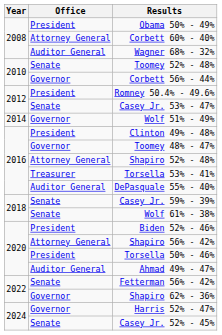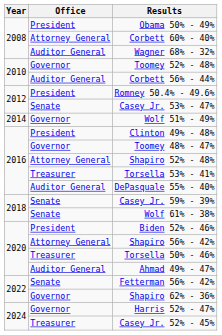(45, 65) Senate -> (50, 65) Governor
(50, 79) Governor -> (68, 79) Auditor General
(53, 255) President -> (53, 255) Treasurer
(45, 323) Senate -> (53, 323) Treasurer
